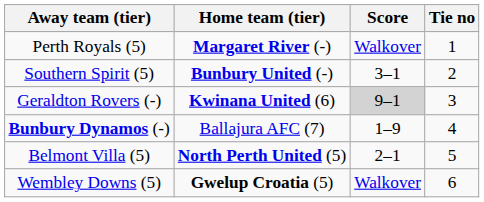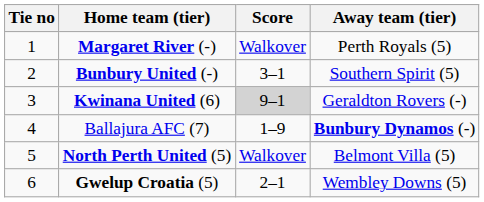columns swapped: (452, 18) <-> (89, 18)
(388, 155) 2–1 -> (273, 155) Walkover
(388, 182) Walkover -> (273, 182) 2–1
